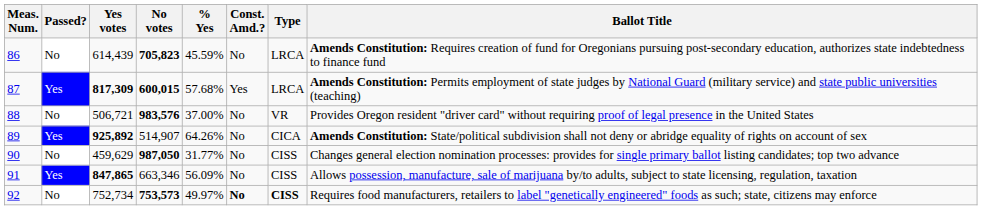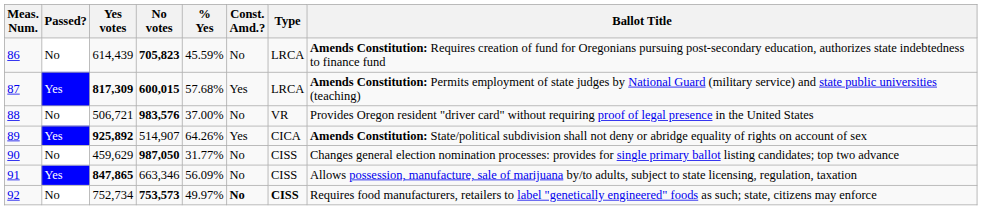(237, 135) No -> (239, 135) Yes
